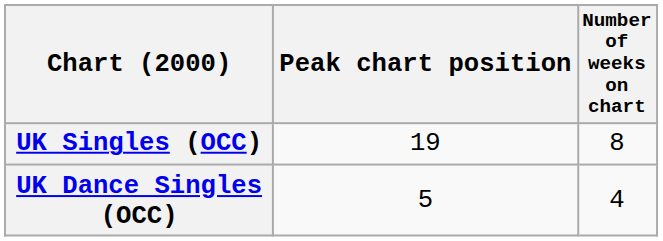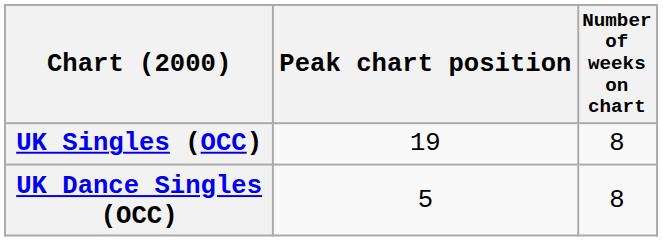(617, 200) 4 -> (617, 200) 8
